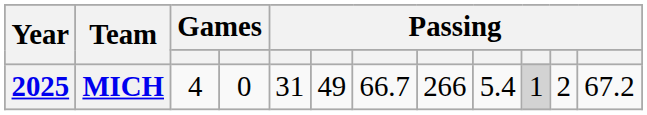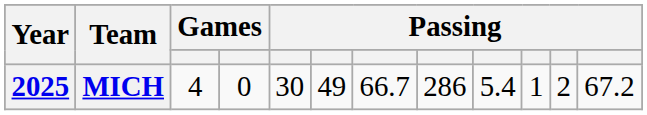(290, 86) 31 -> (290, 86) 30
(445, 86) 266 -> (445, 86) 286
(536, 86) lightgrey background -> (536, 86) no background
